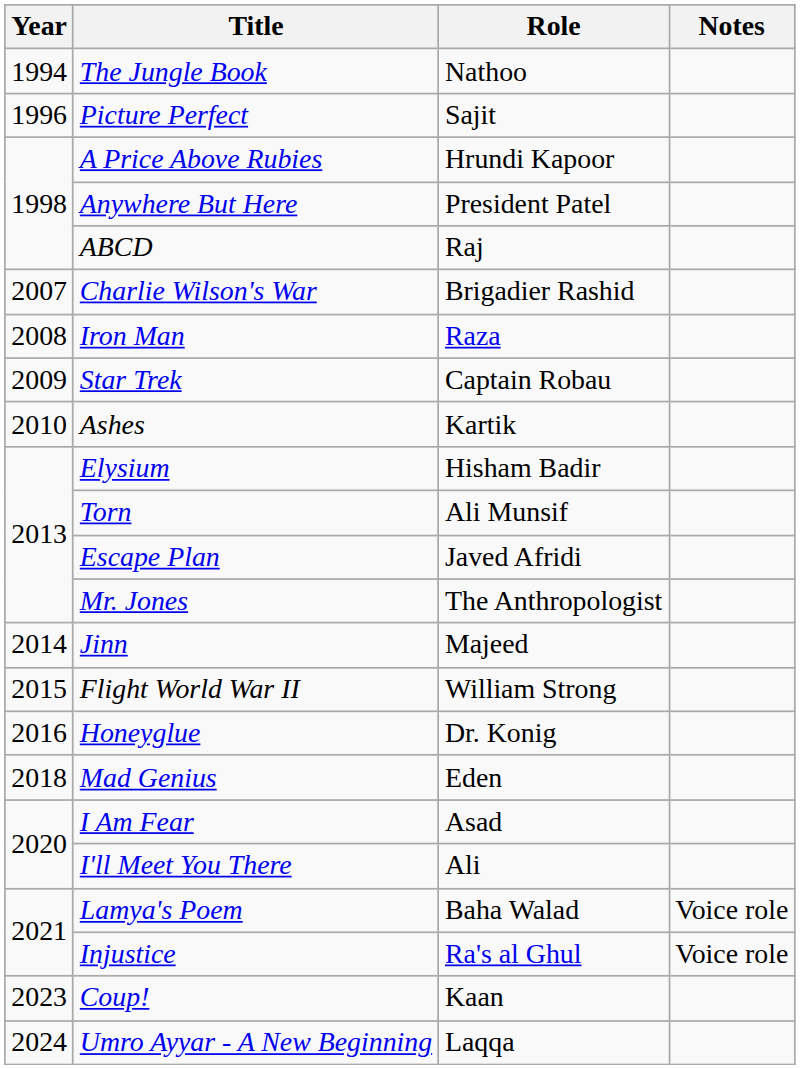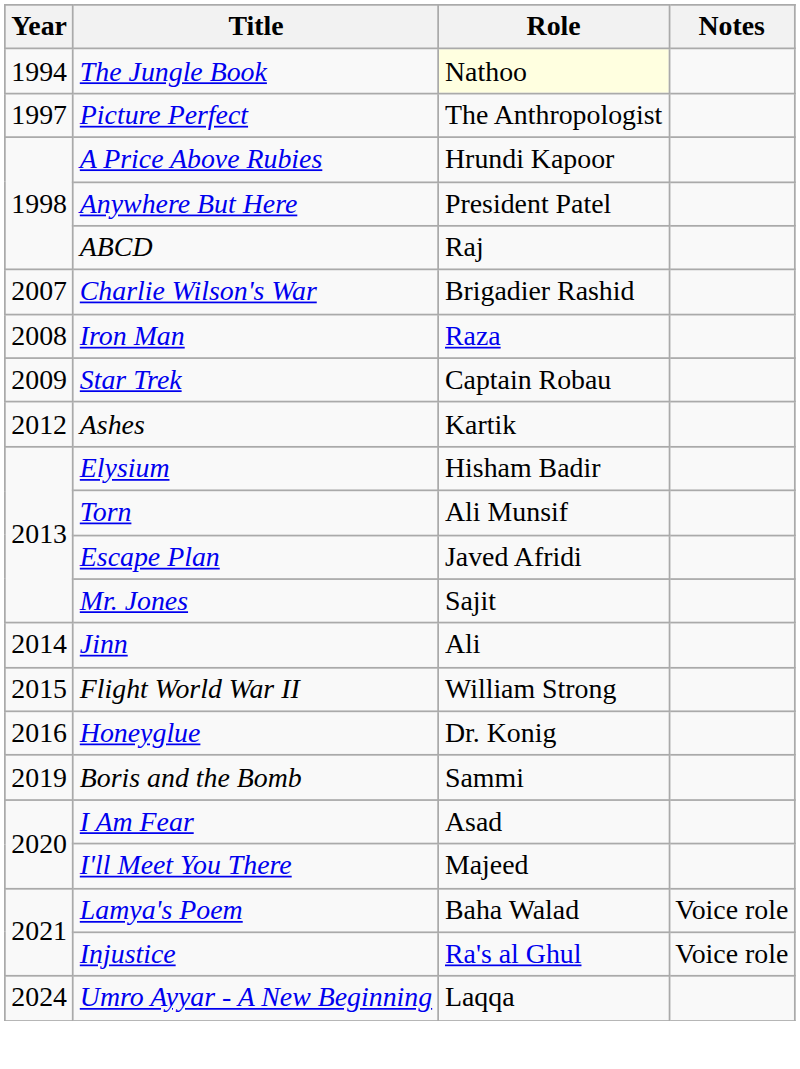(486, 70) no background -> (486, 70) lightyellow background
(39, 114) 1996 -> (39, 114) 1997
(471, 114) Sajit -> (554, 114) The Anthropologist
(39, 423) 2010 -> (39, 423) 2012
(554, 600) The Anthropologist -> (471, 600) Sajit
(487, 644) Majeed -> (463, 644) Ali
- row: (148, 777)
+ row: (191, 777)
(463, 865) Ali -> (487, 865) Majeed
- row: (115, 997)
